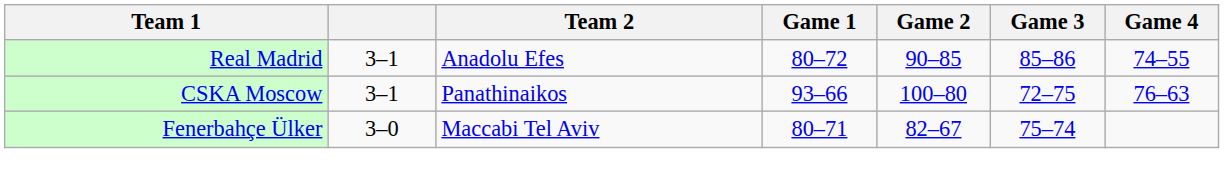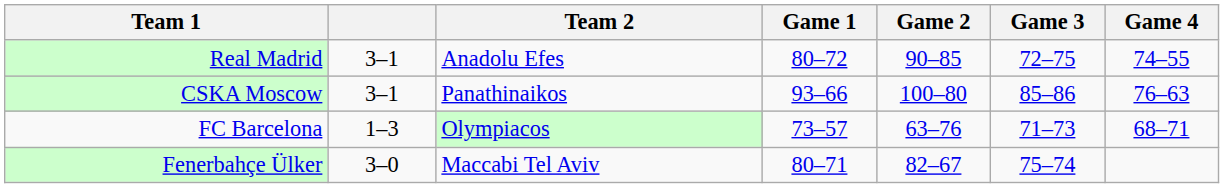(1047, 57) 85–86 -> (1047, 57) 72–75
(1047, 93) 72–75 -> (1047, 93) 85–86
+ row: (260, 128)
